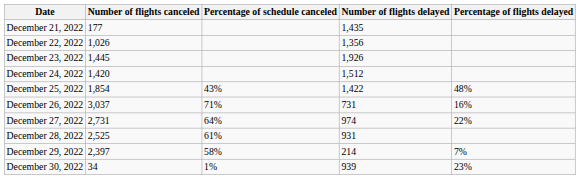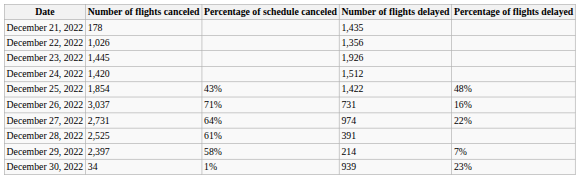(95, 27) 177 -> (95, 27) 178
(349, 136) 931 -> (349, 136) 391
